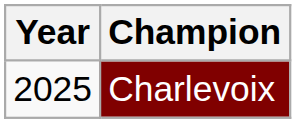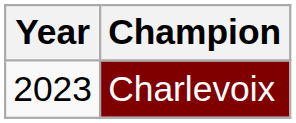(53, 88) 2025 -> (53, 88) 2023
